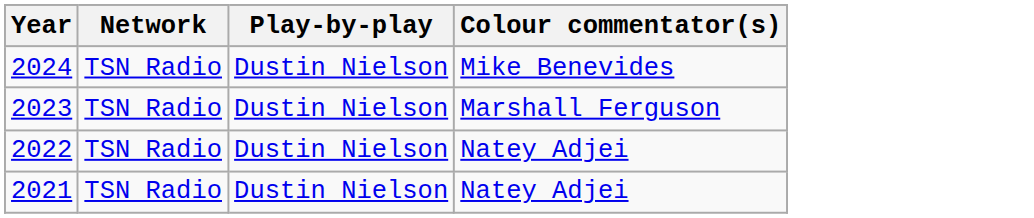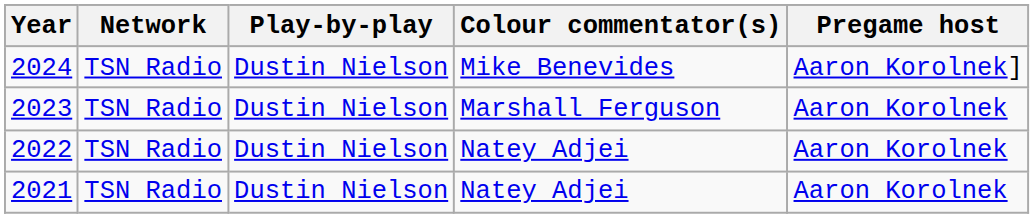+ column: (908, 26)
